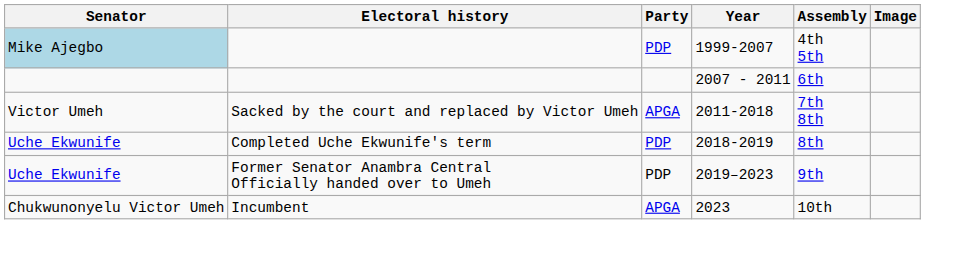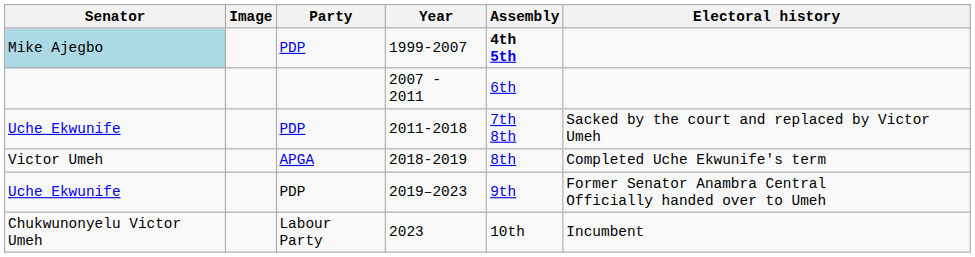columns swapped: (895, 16) <-> (435, 16)
(811, 48) normal -> (503, 48) bold
(56, 112) Victor Umeh -> (64, 128) Uche Ekwunife
(663, 112) APGA -> (292, 128) PDP
(64, 144) Uche Ekwunife -> (56, 160) Victor Umeh
(658, 144) PDP -> (297, 160) APGA
(663, 207) APGA -> (305, 232) Labour Party
